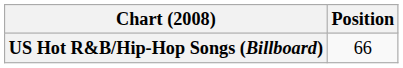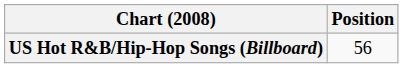(363, 47) 66 -> (363, 47) 56
